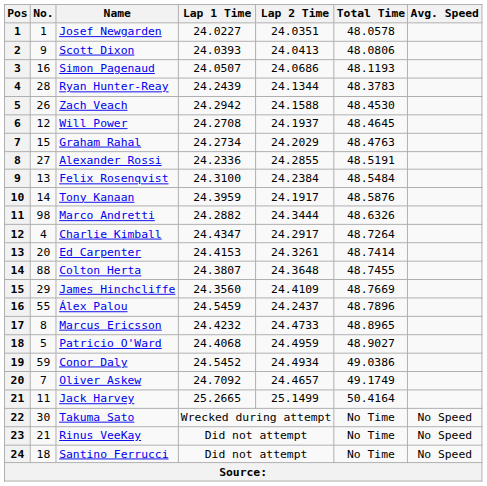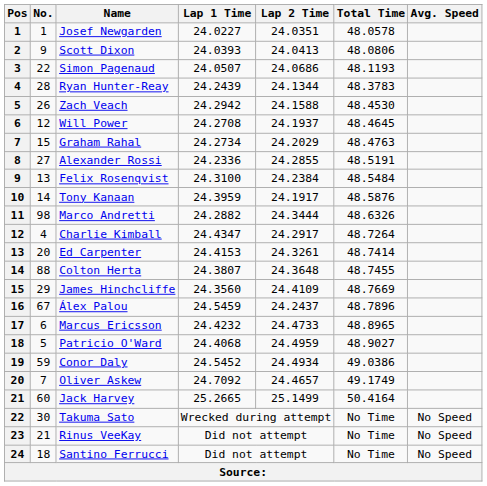(43, 69) 16 -> (43, 69) 22
(43, 307) 55 -> (43, 307) 67
(43, 326) 8 -> (43, 326) 6
(43, 399) 11 -> (43, 399) 60
